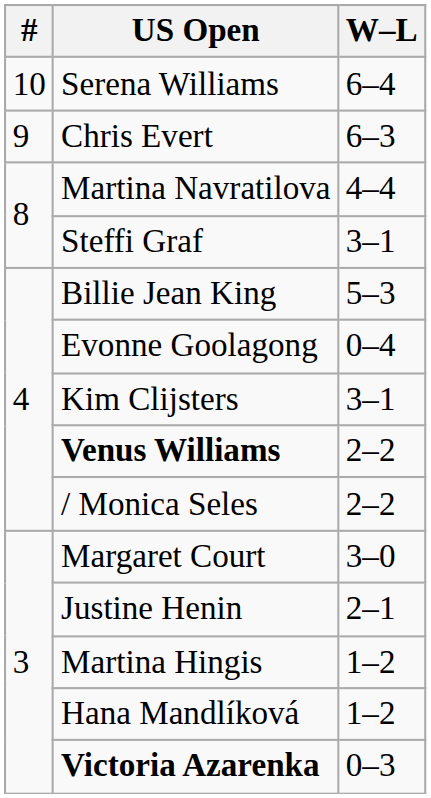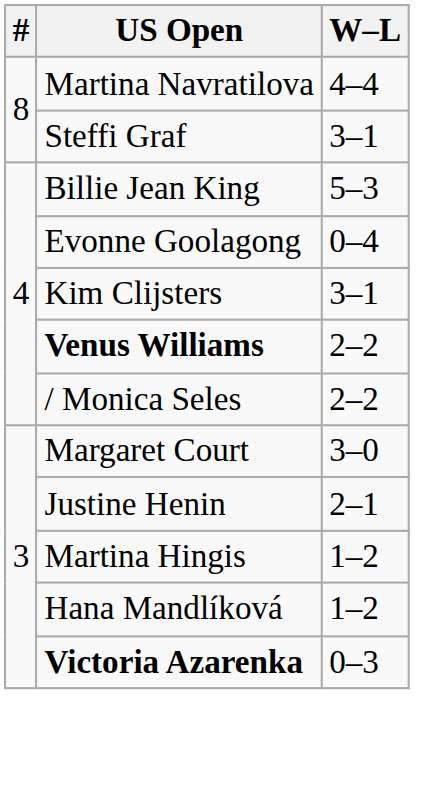- row: (170, 83)
- row: (137, 135)
